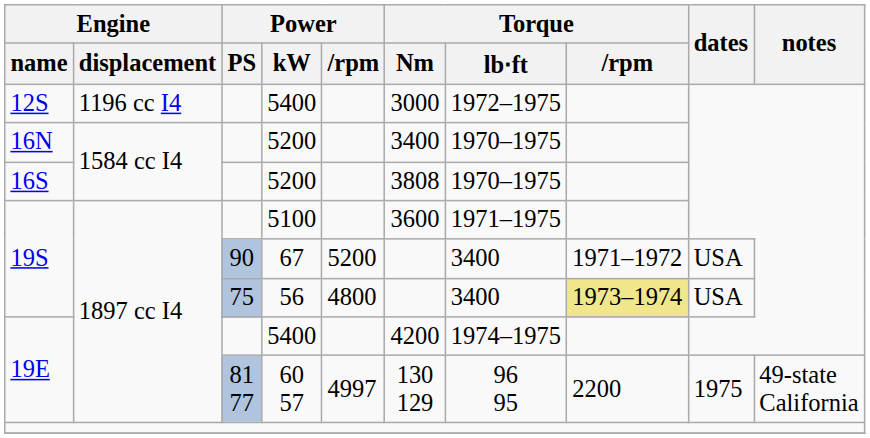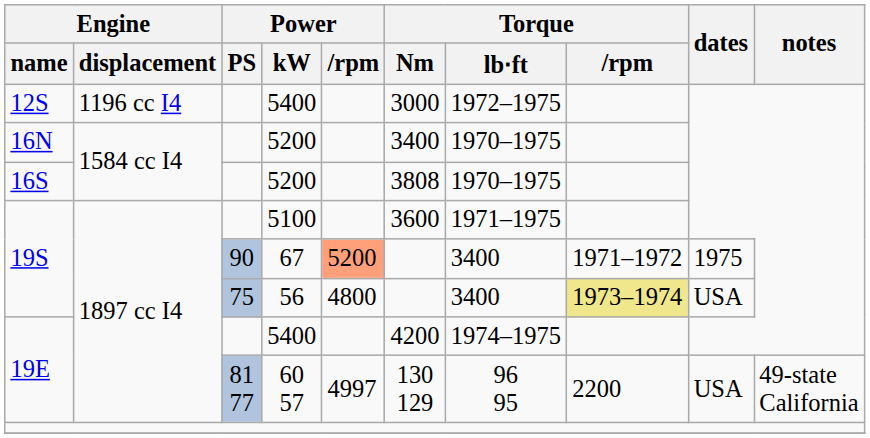(352, 258) no background -> (352, 258) lightsalmon background
(718, 258) USA -> (718, 258) 1975
(718, 388) 1975 -> (718, 388) USA
